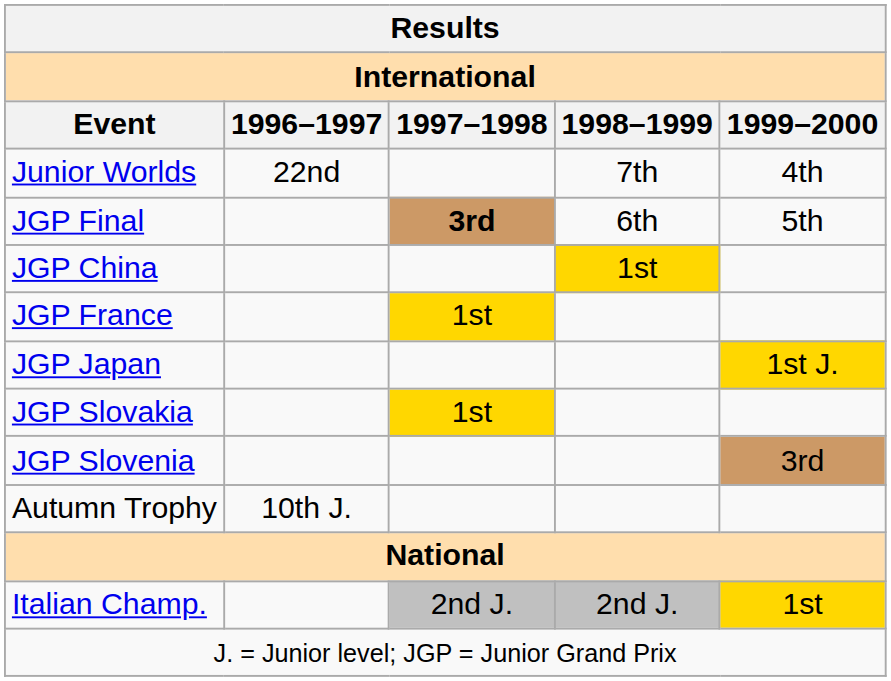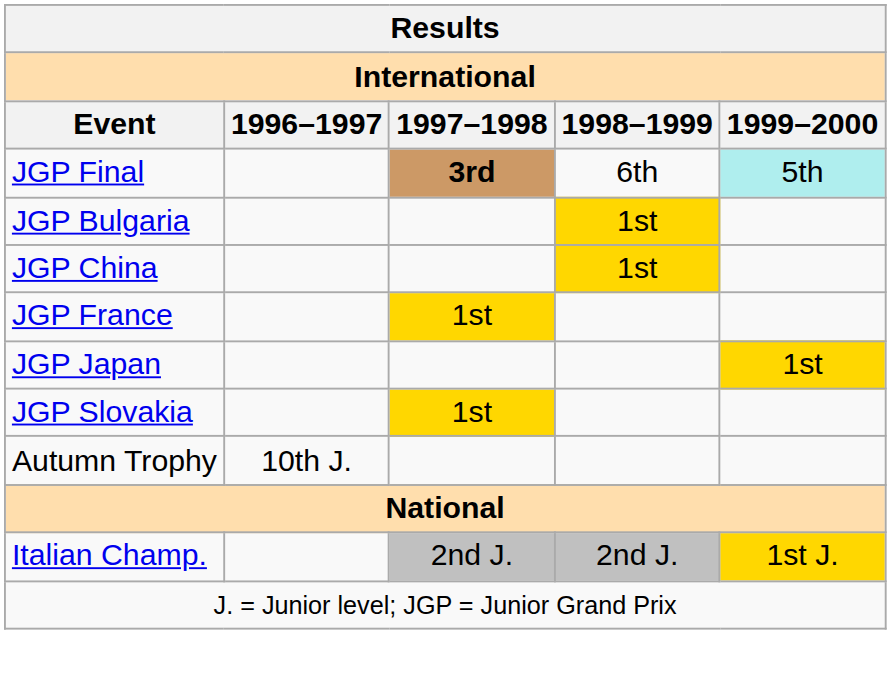- row: (104, 172)
(803, 220) no background -> (803, 172) paleturquoise background
+ row: (101, 220)
(803, 364) 1st J. -> (803, 364) 1st
- row: (103, 460)
(803, 603) 1st -> (803, 556) 1st J.
